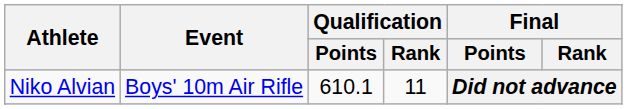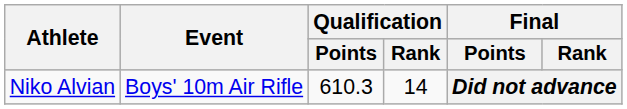(346, 87) 610.1 -> (346, 87) 610.3
(416, 87) 11 -> (416, 87) 14
